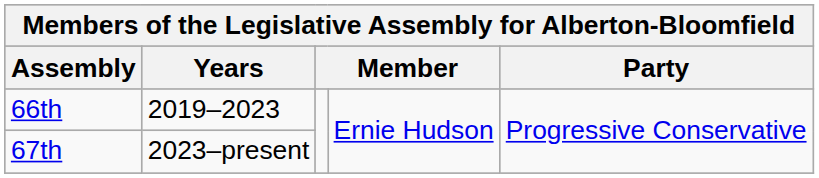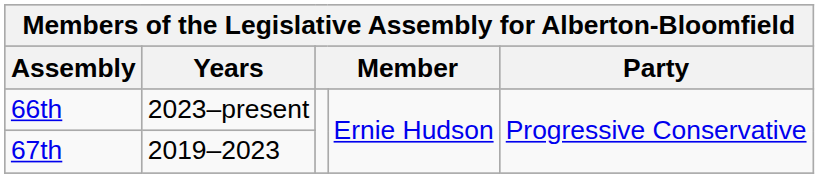(214, 109) 2019–2023 -> (229, 109) 2023–present
(229, 151) 2023–present -> (214, 151) 2019–2023
